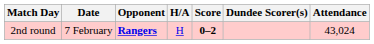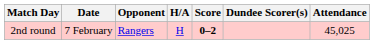(137, 30) bold -> (136, 30) normal
(340, 30) 43,024 -> (340, 30) 45,025
